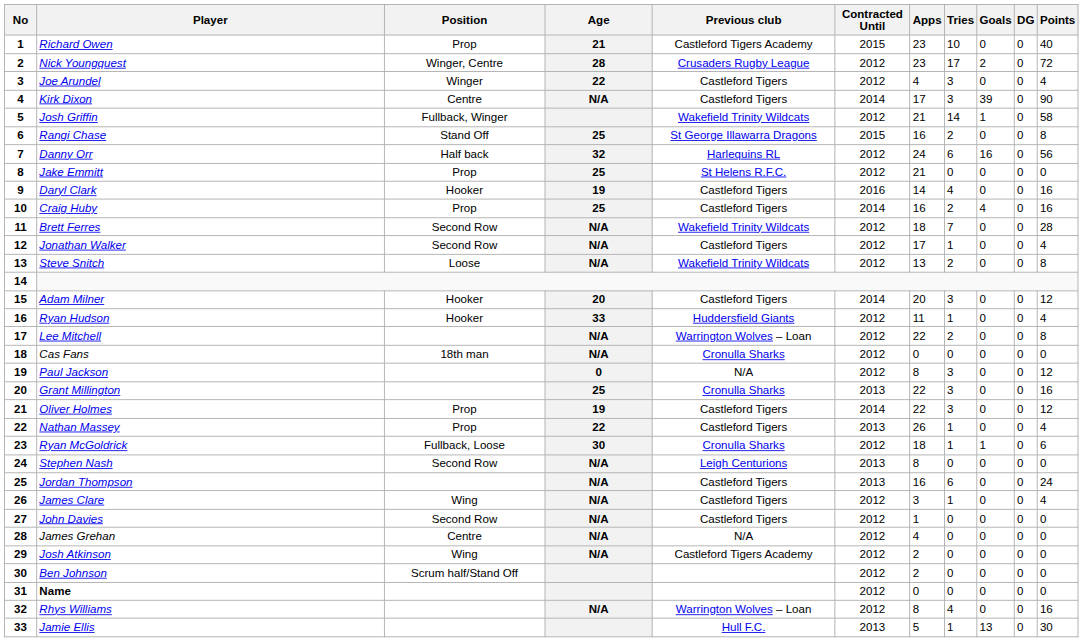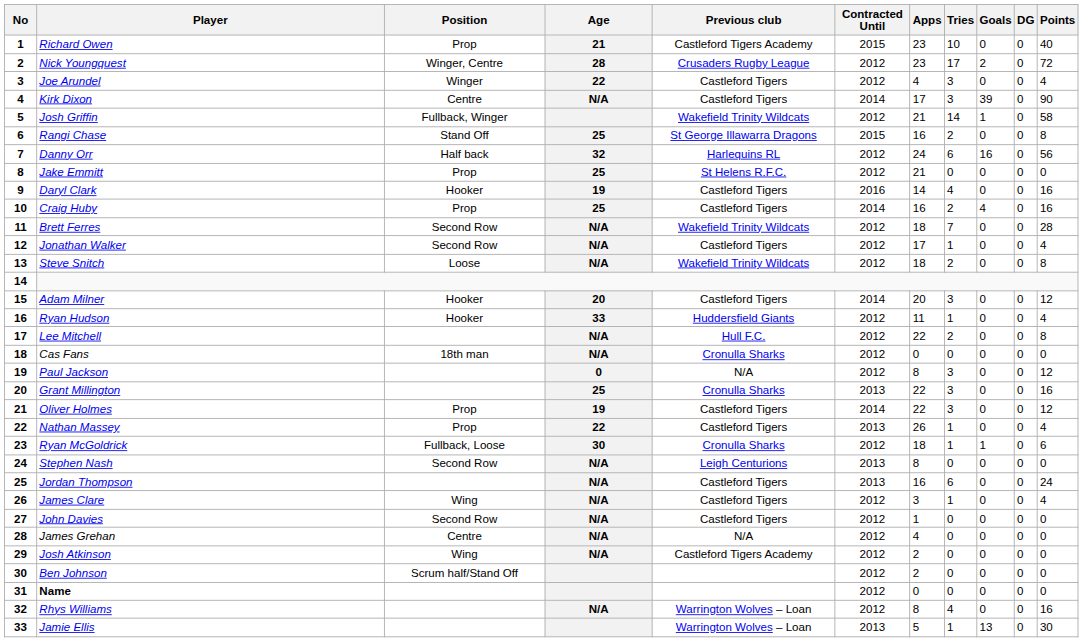(919, 263) 13 -> (919, 263) 18
(744, 336) Warrington Wolves – Loan -> (744, 336) Hull F.C.
(744, 627) Hull F.C. -> (744, 627) Warrington Wolves – Loan
